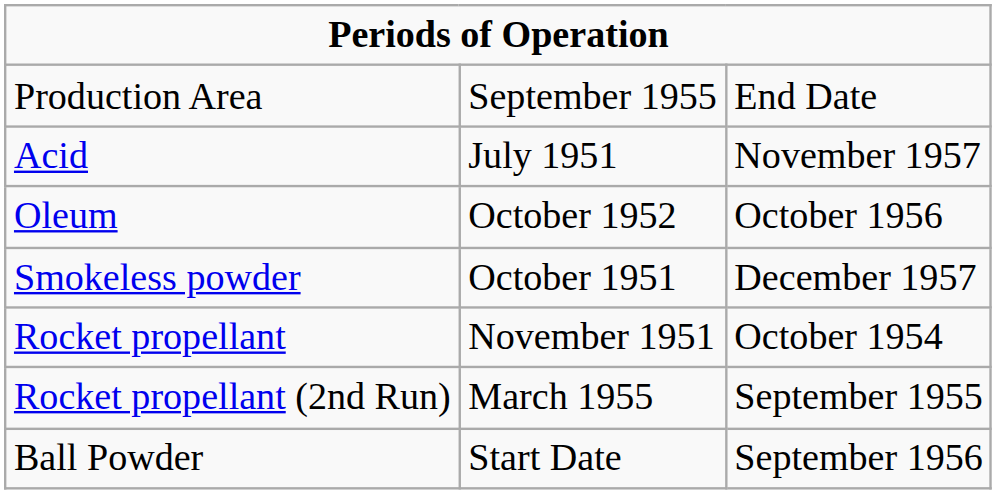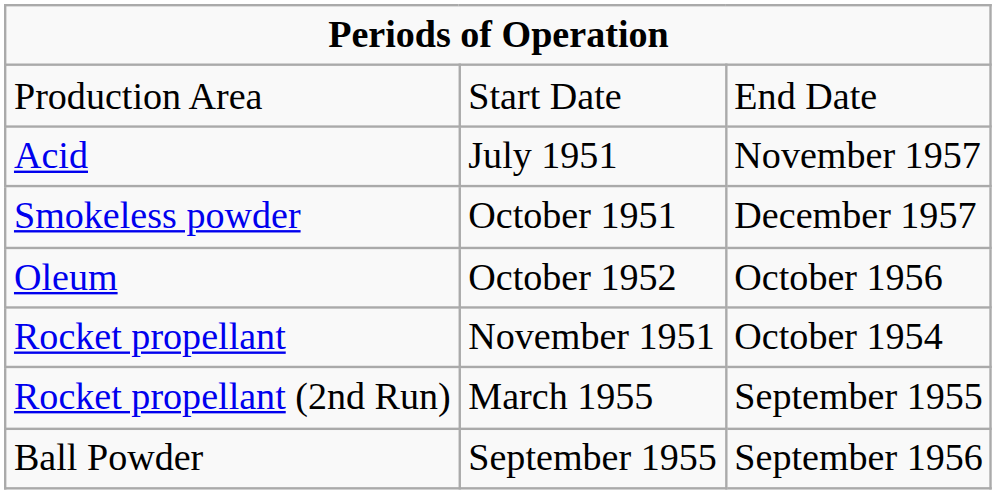(593, 95) September 1955 -> (545, 95) Start Date
rows swapped: (66, 215) <-> (157, 276)
(545, 457) Start Date -> (593, 457) September 1955
